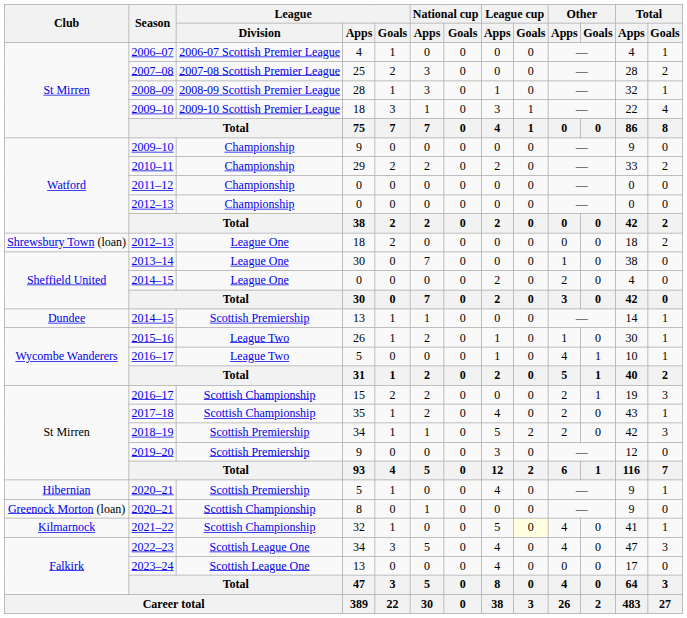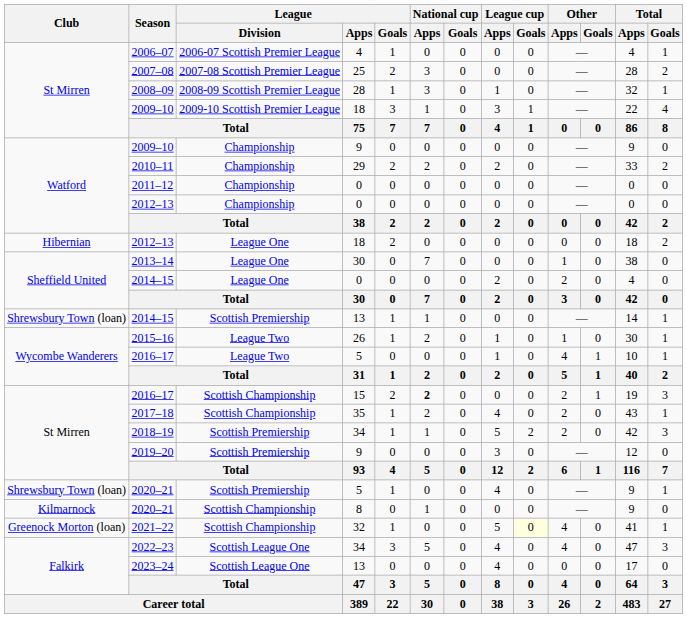(67, 242) Shrewsbury Town (loan) -> (67, 242) Hibernian
(67, 318) Dundee -> (67, 318) Shrewsbury Town (loan)
(427, 394) normal -> (427, 394) bold
(67, 489) Hibernian -> (67, 489) Shrewsbury Town (loan)
(67, 508) Greenock Morton (loan) -> (67, 508) Kilmarnock
(67, 527) Kilmarnock -> (67, 527) Greenock Morton (loan)
